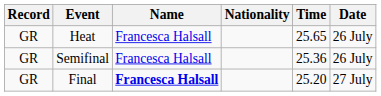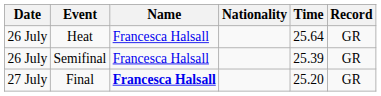columns swapped: (353, 15) <-> (29, 15)
(311, 36) 25.65 -> (309, 36) 25.64
(311, 58) 25.36 -> (309, 58) 25.39
